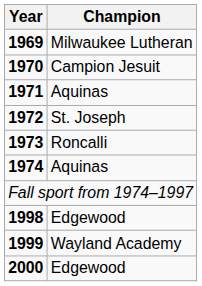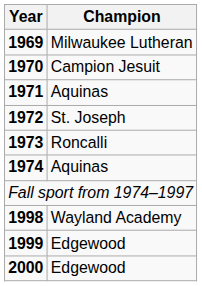(88, 218) Edgewood -> (116, 218) Wayland Academy
(116, 243) Wayland Academy -> (88, 243) Edgewood
